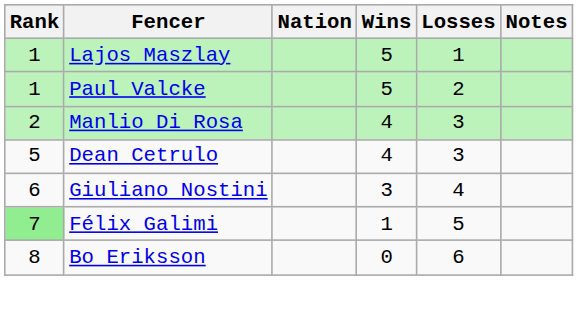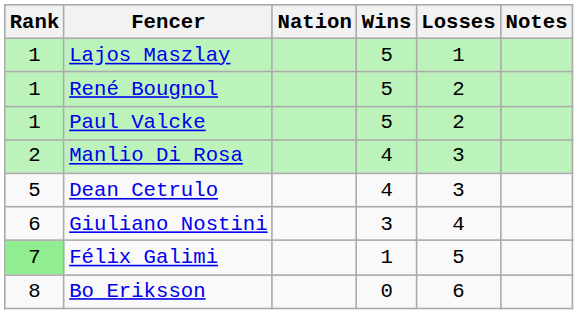+ row: (144, 89)
